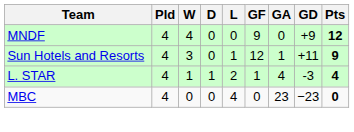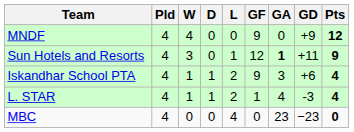(281, 55) normal -> (281, 55) bold
+ row: (71, 76)
